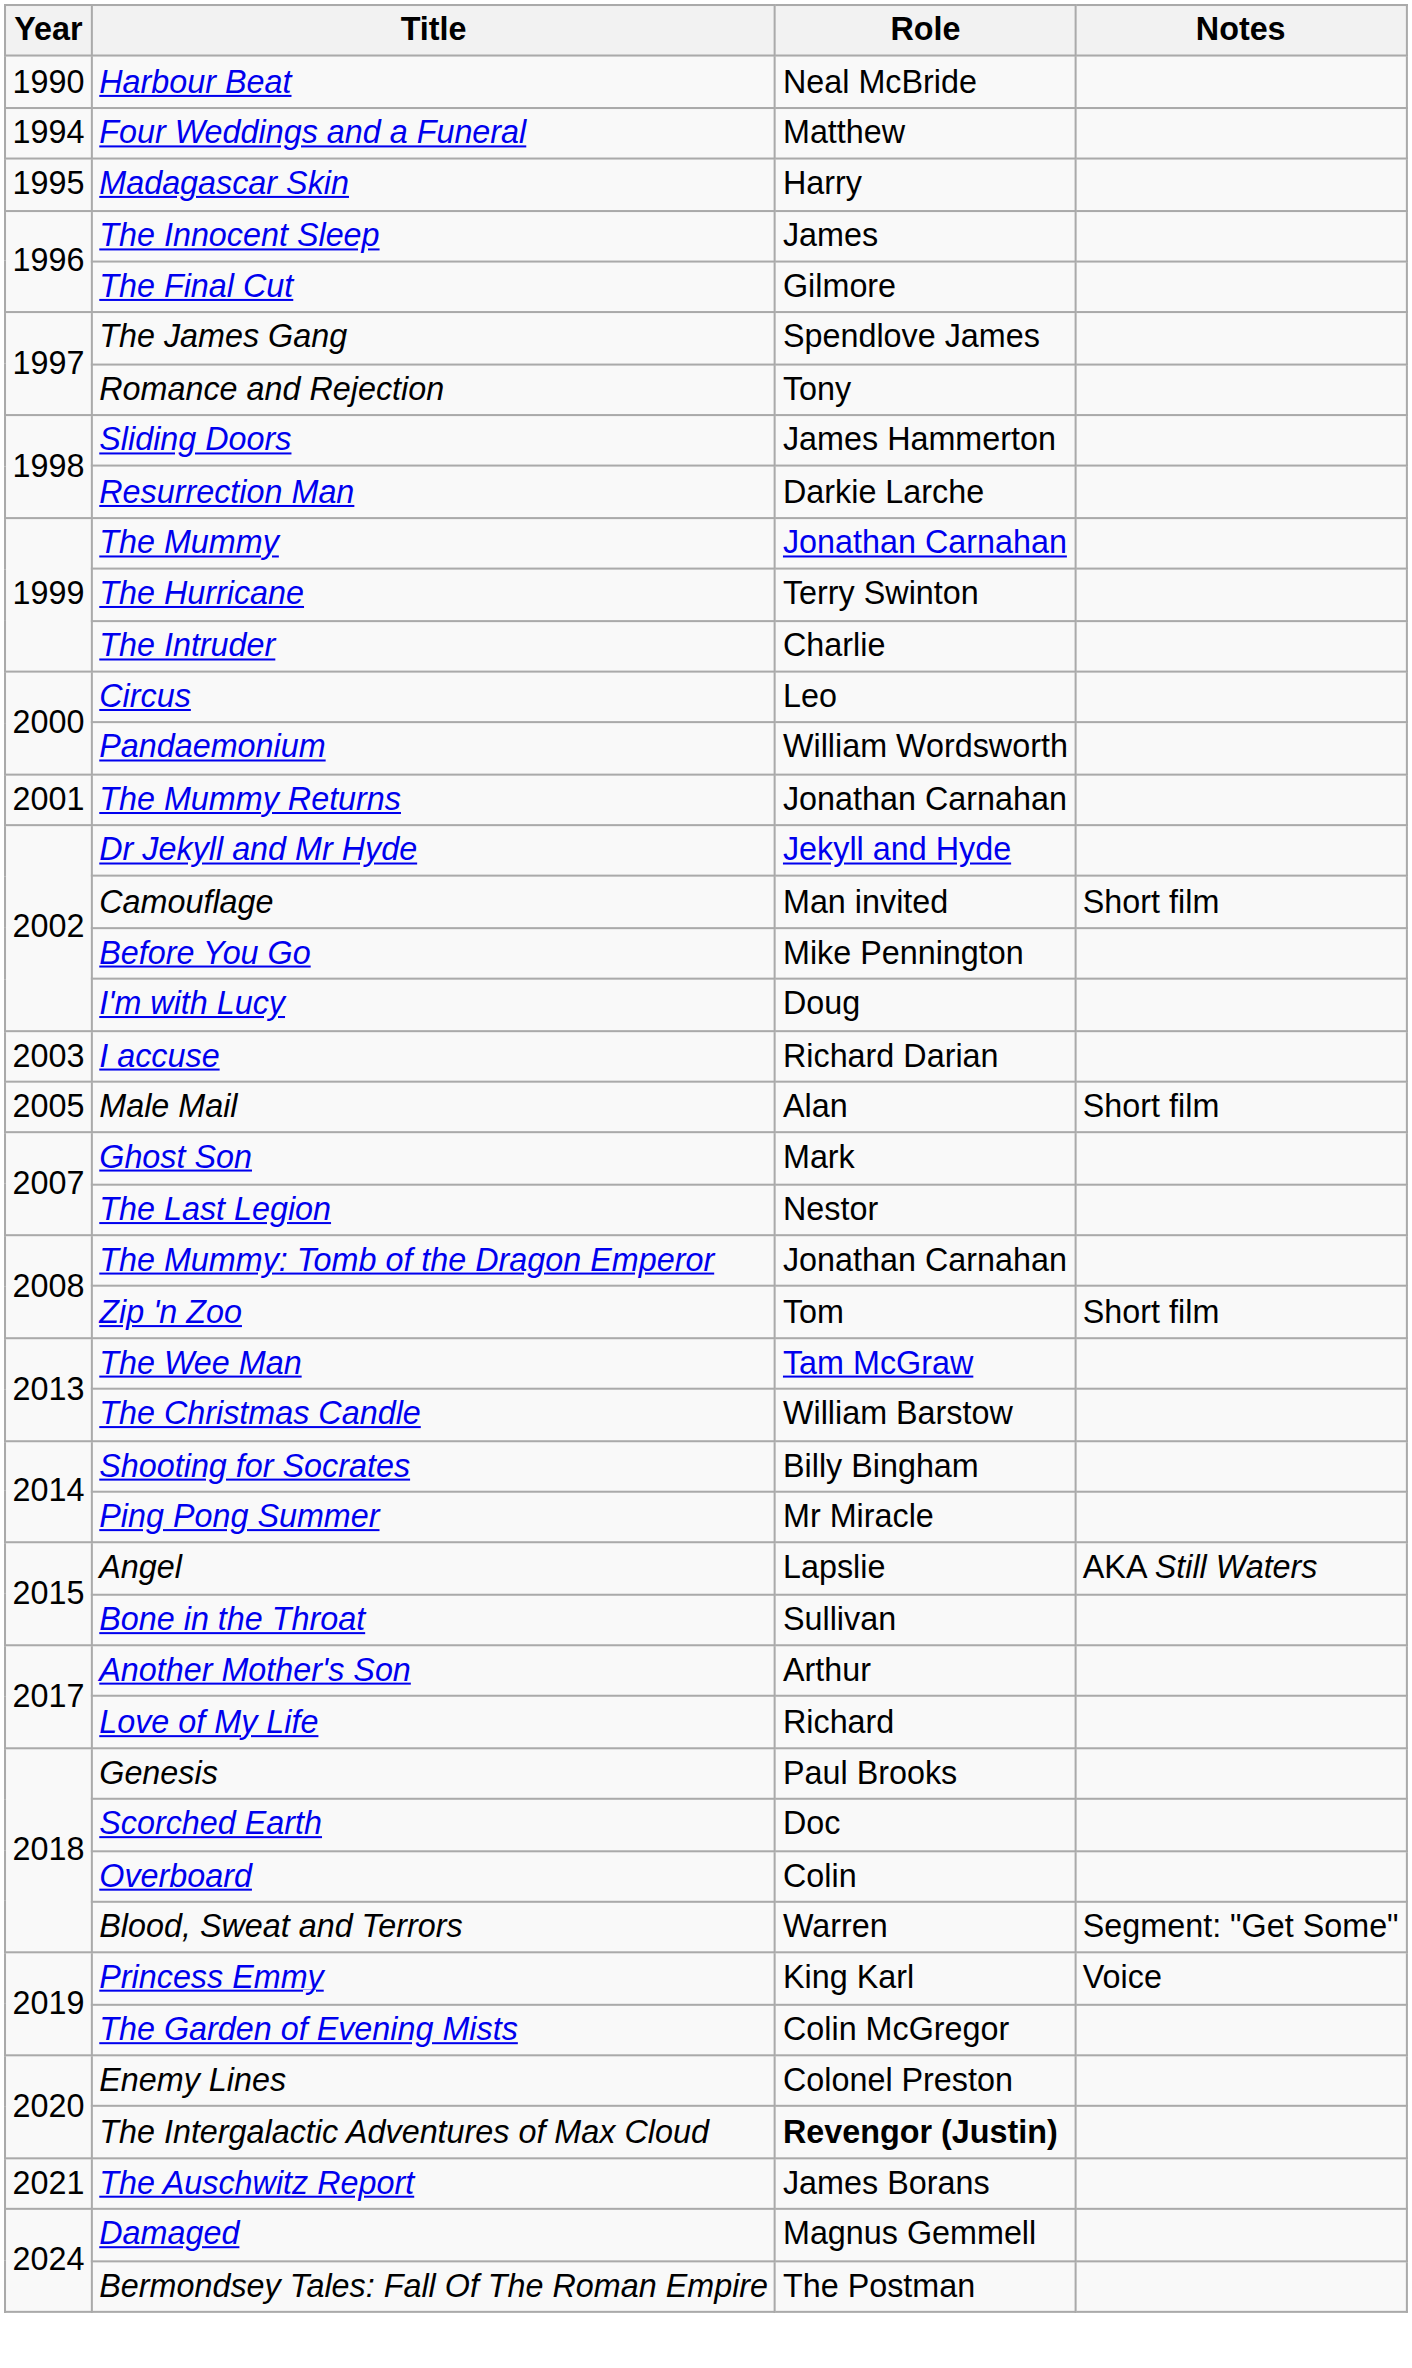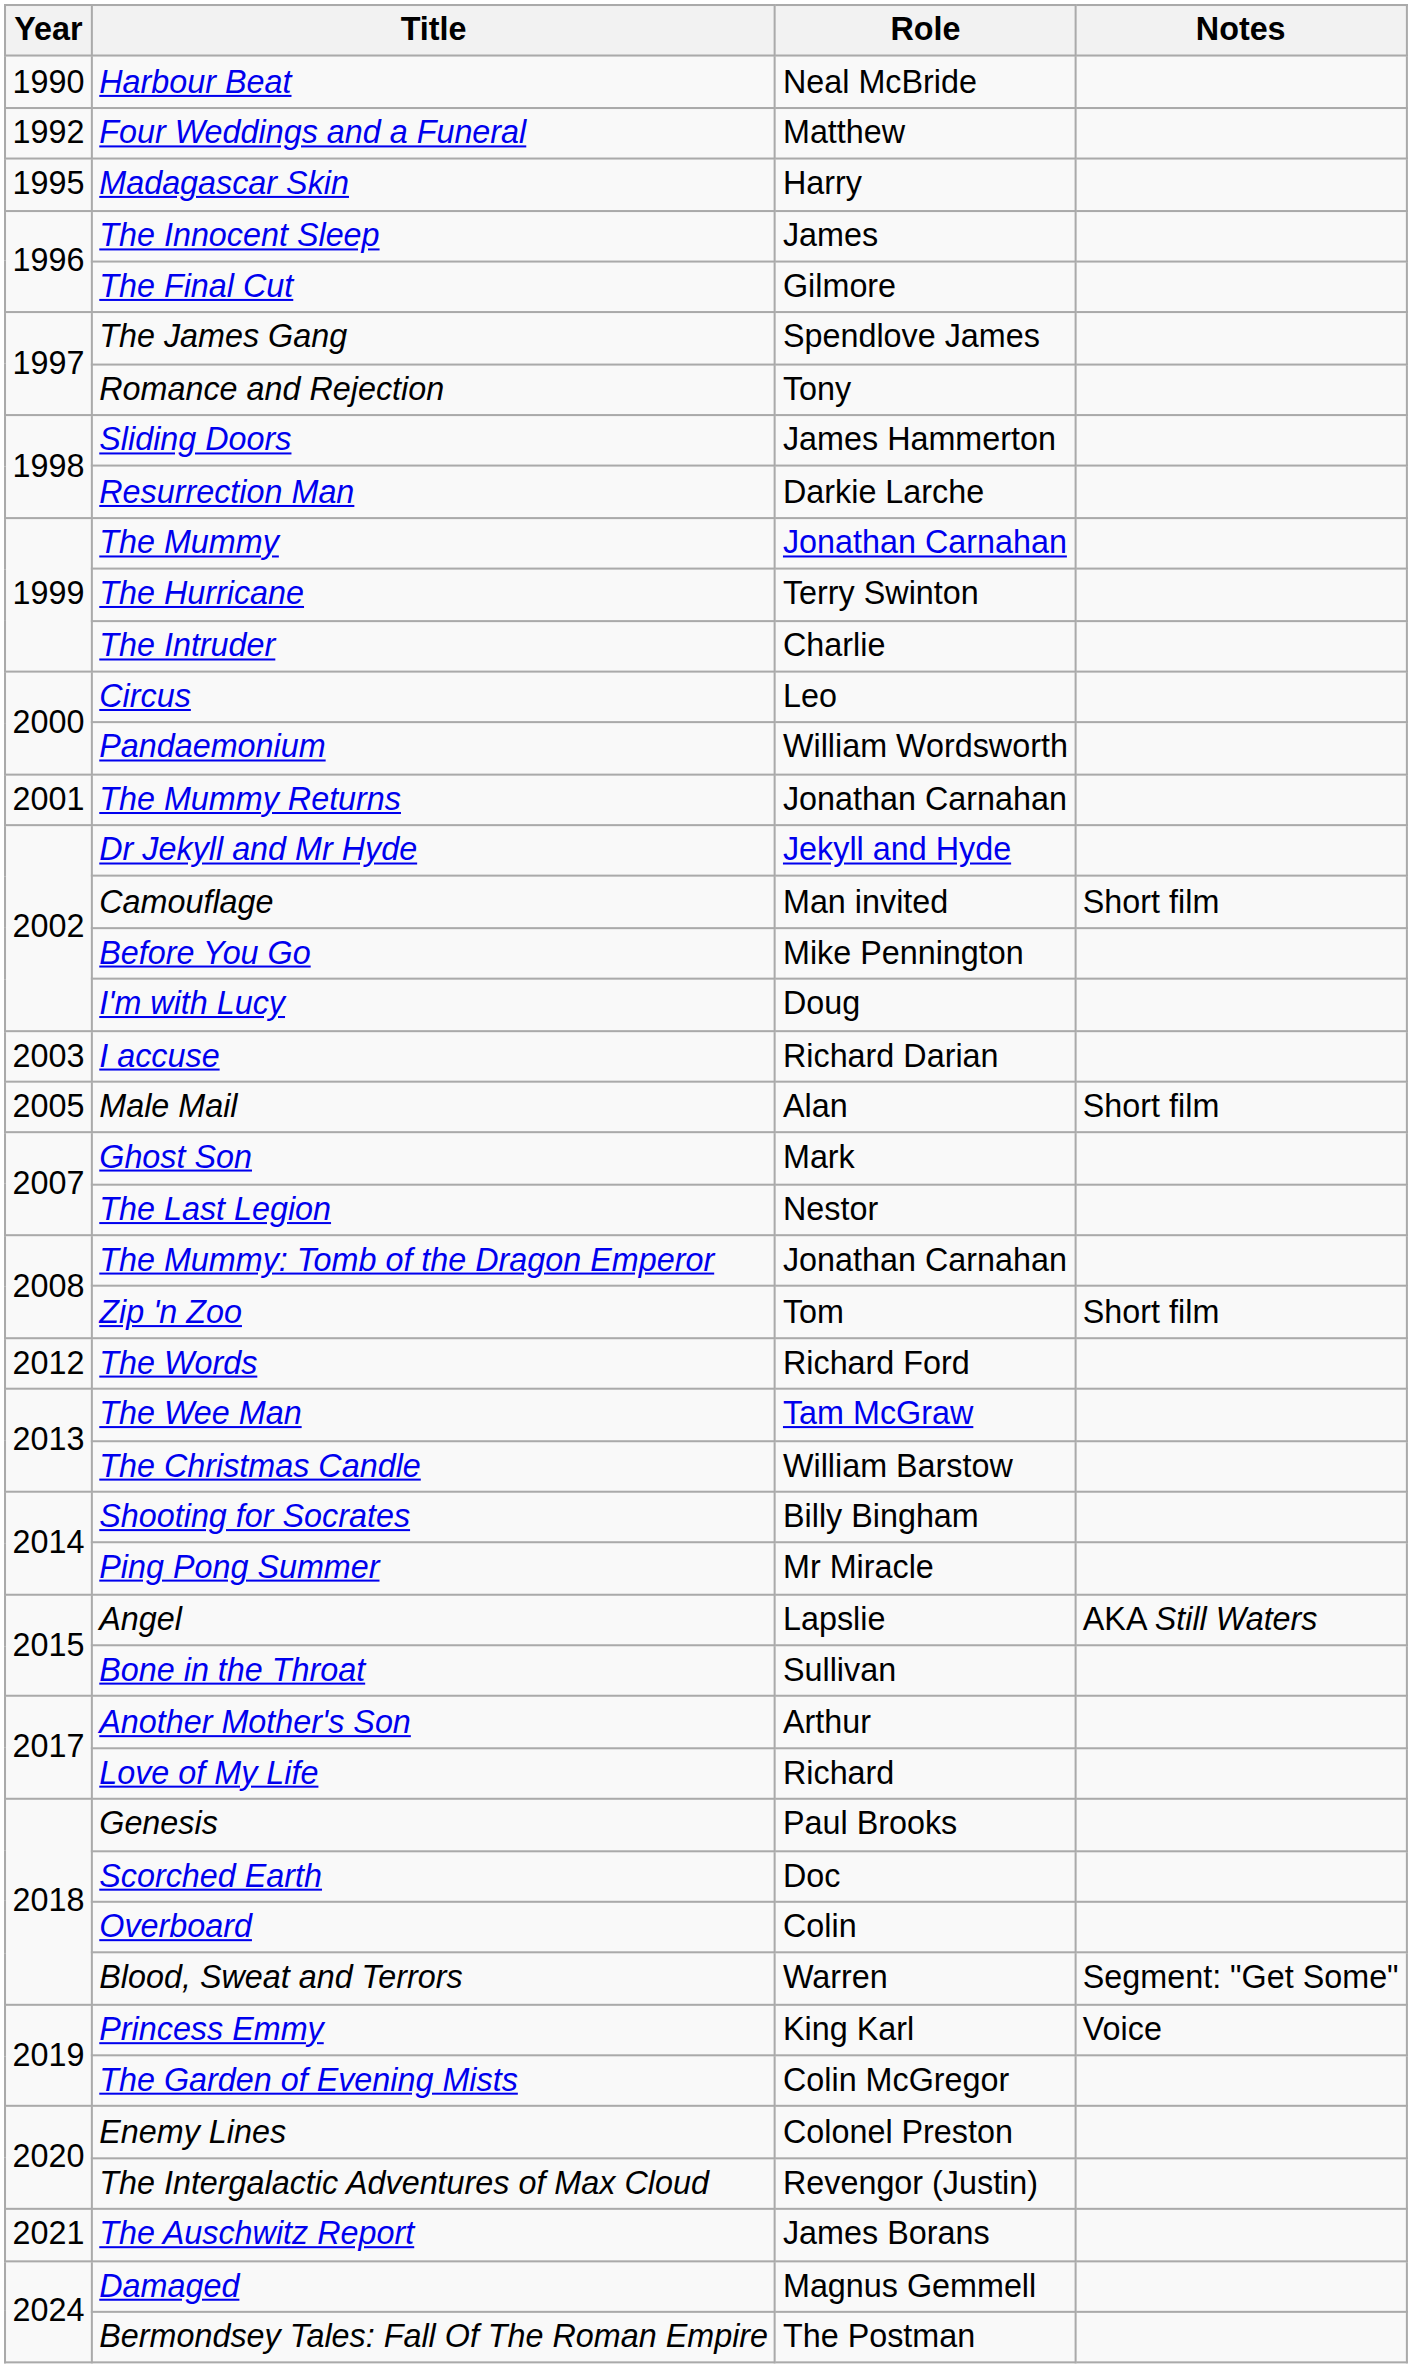(48, 132) 1994 -> (48, 132) 1992
+ row: (178, 1362)
(920, 2131) bold -> (911, 2182) normal
